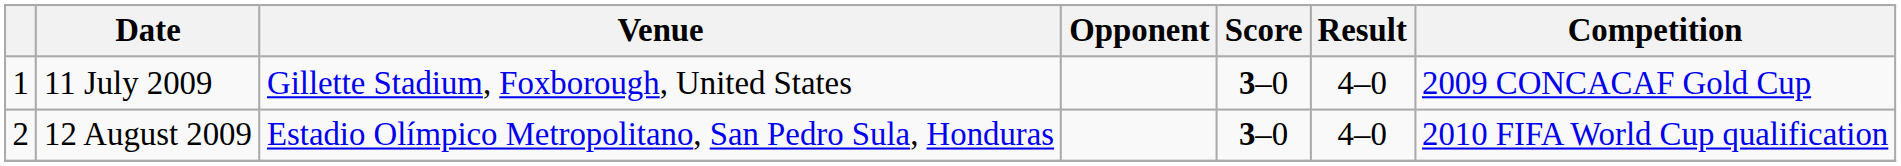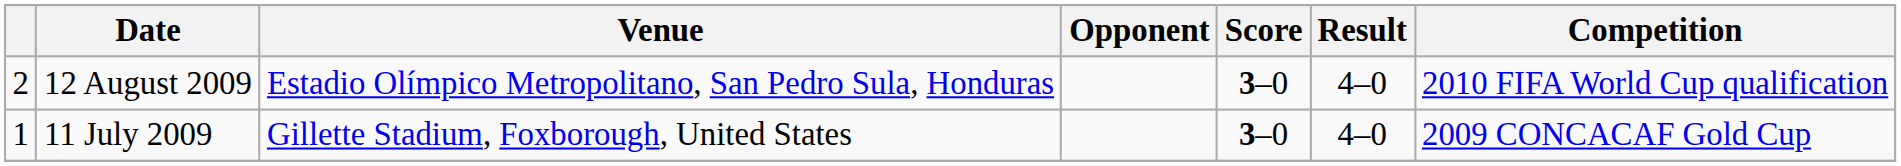rows swapped: (128, 82) <-> (148, 134)
